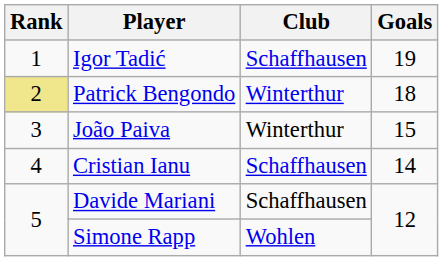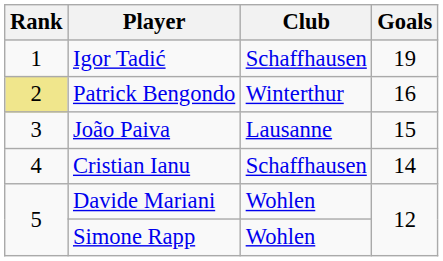(405, 93) 18 -> (405, 93) 16
(295, 129) Winterthur -> (289, 129) Lausanne
(306, 201) Schaffhausen -> (280, 201) Wohlen
